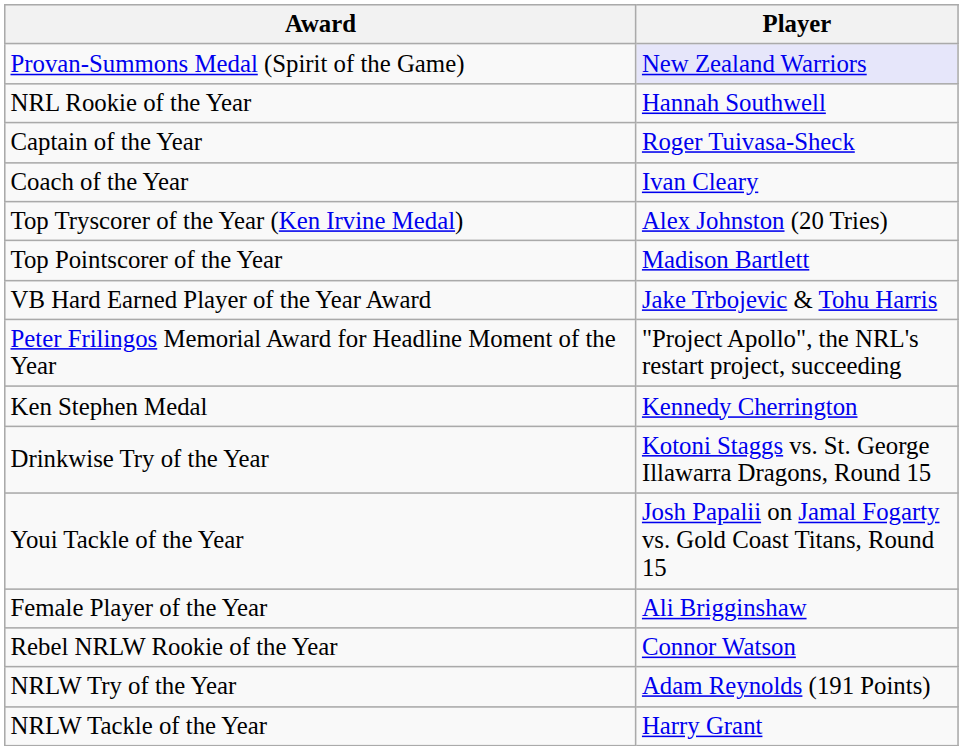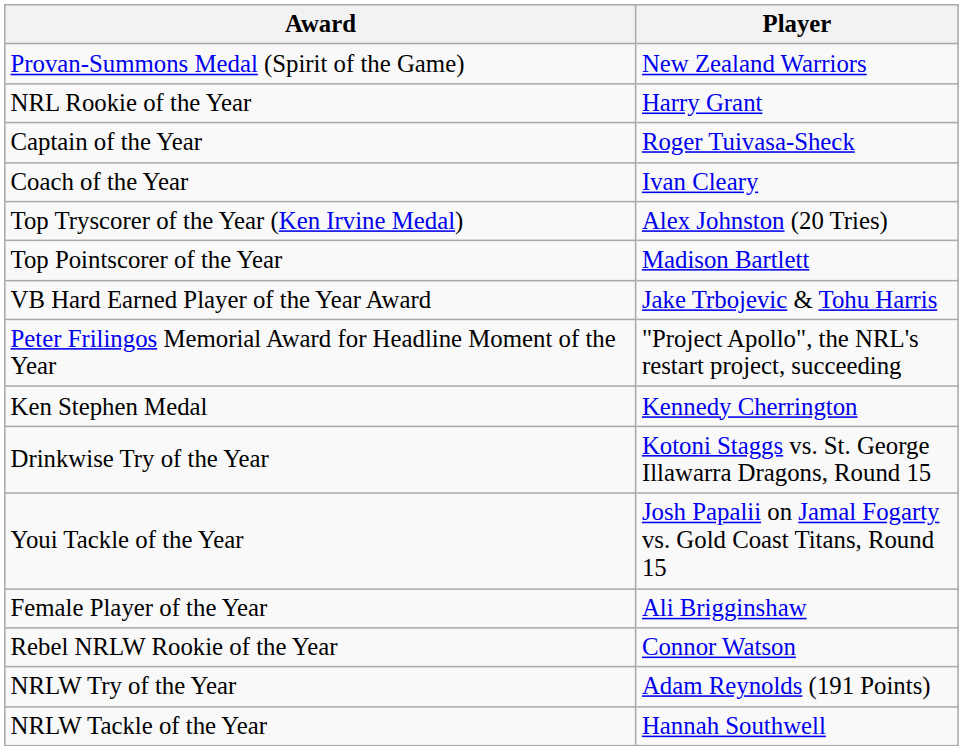(754, 63) lavender background -> (754, 63) no background
(734, 102) Hannah Southwell -> (702, 102) Harry Grant
(702, 725) Harry Grant -> (734, 725) Hannah Southwell
